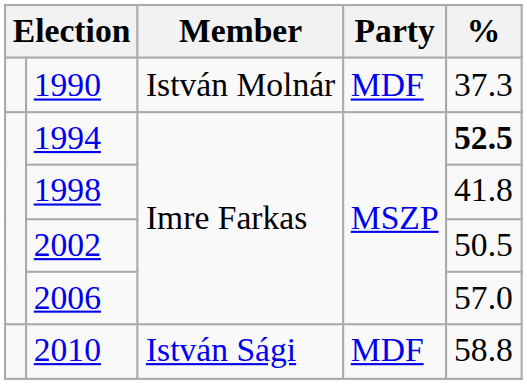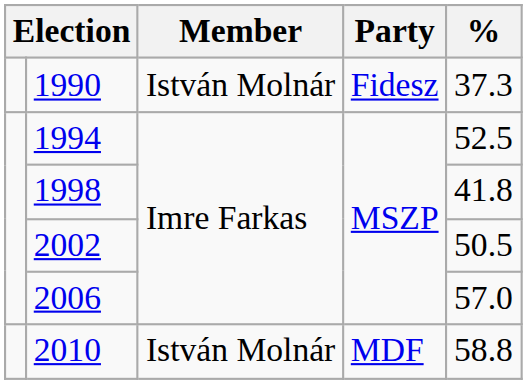(387, 84) MDF -> (395, 84) Fidesz
(483, 137) bold -> (483, 137) normal
(221, 350) István Sági -> (241, 350) István Molnár
